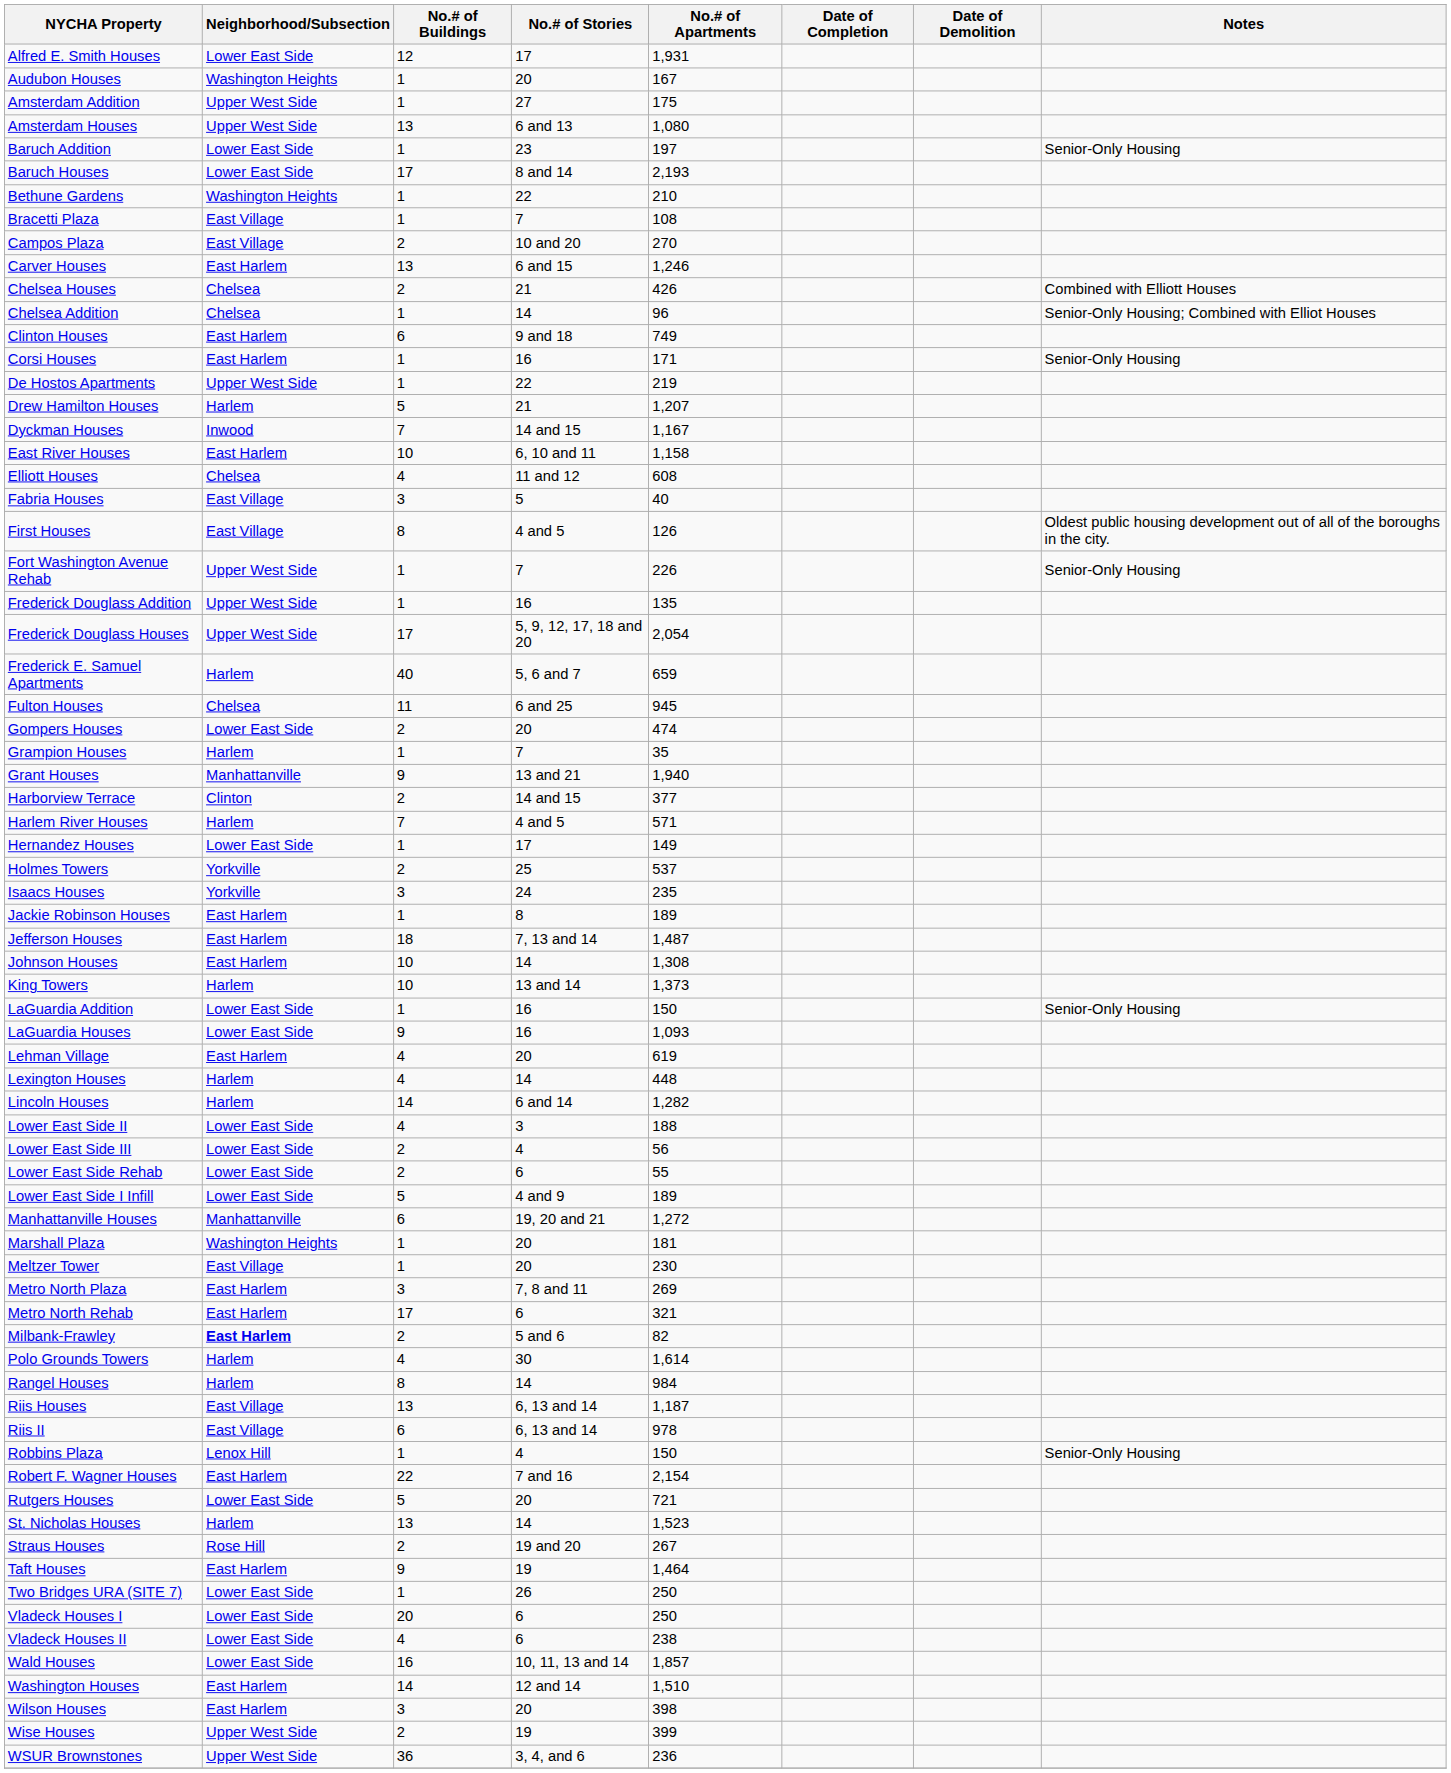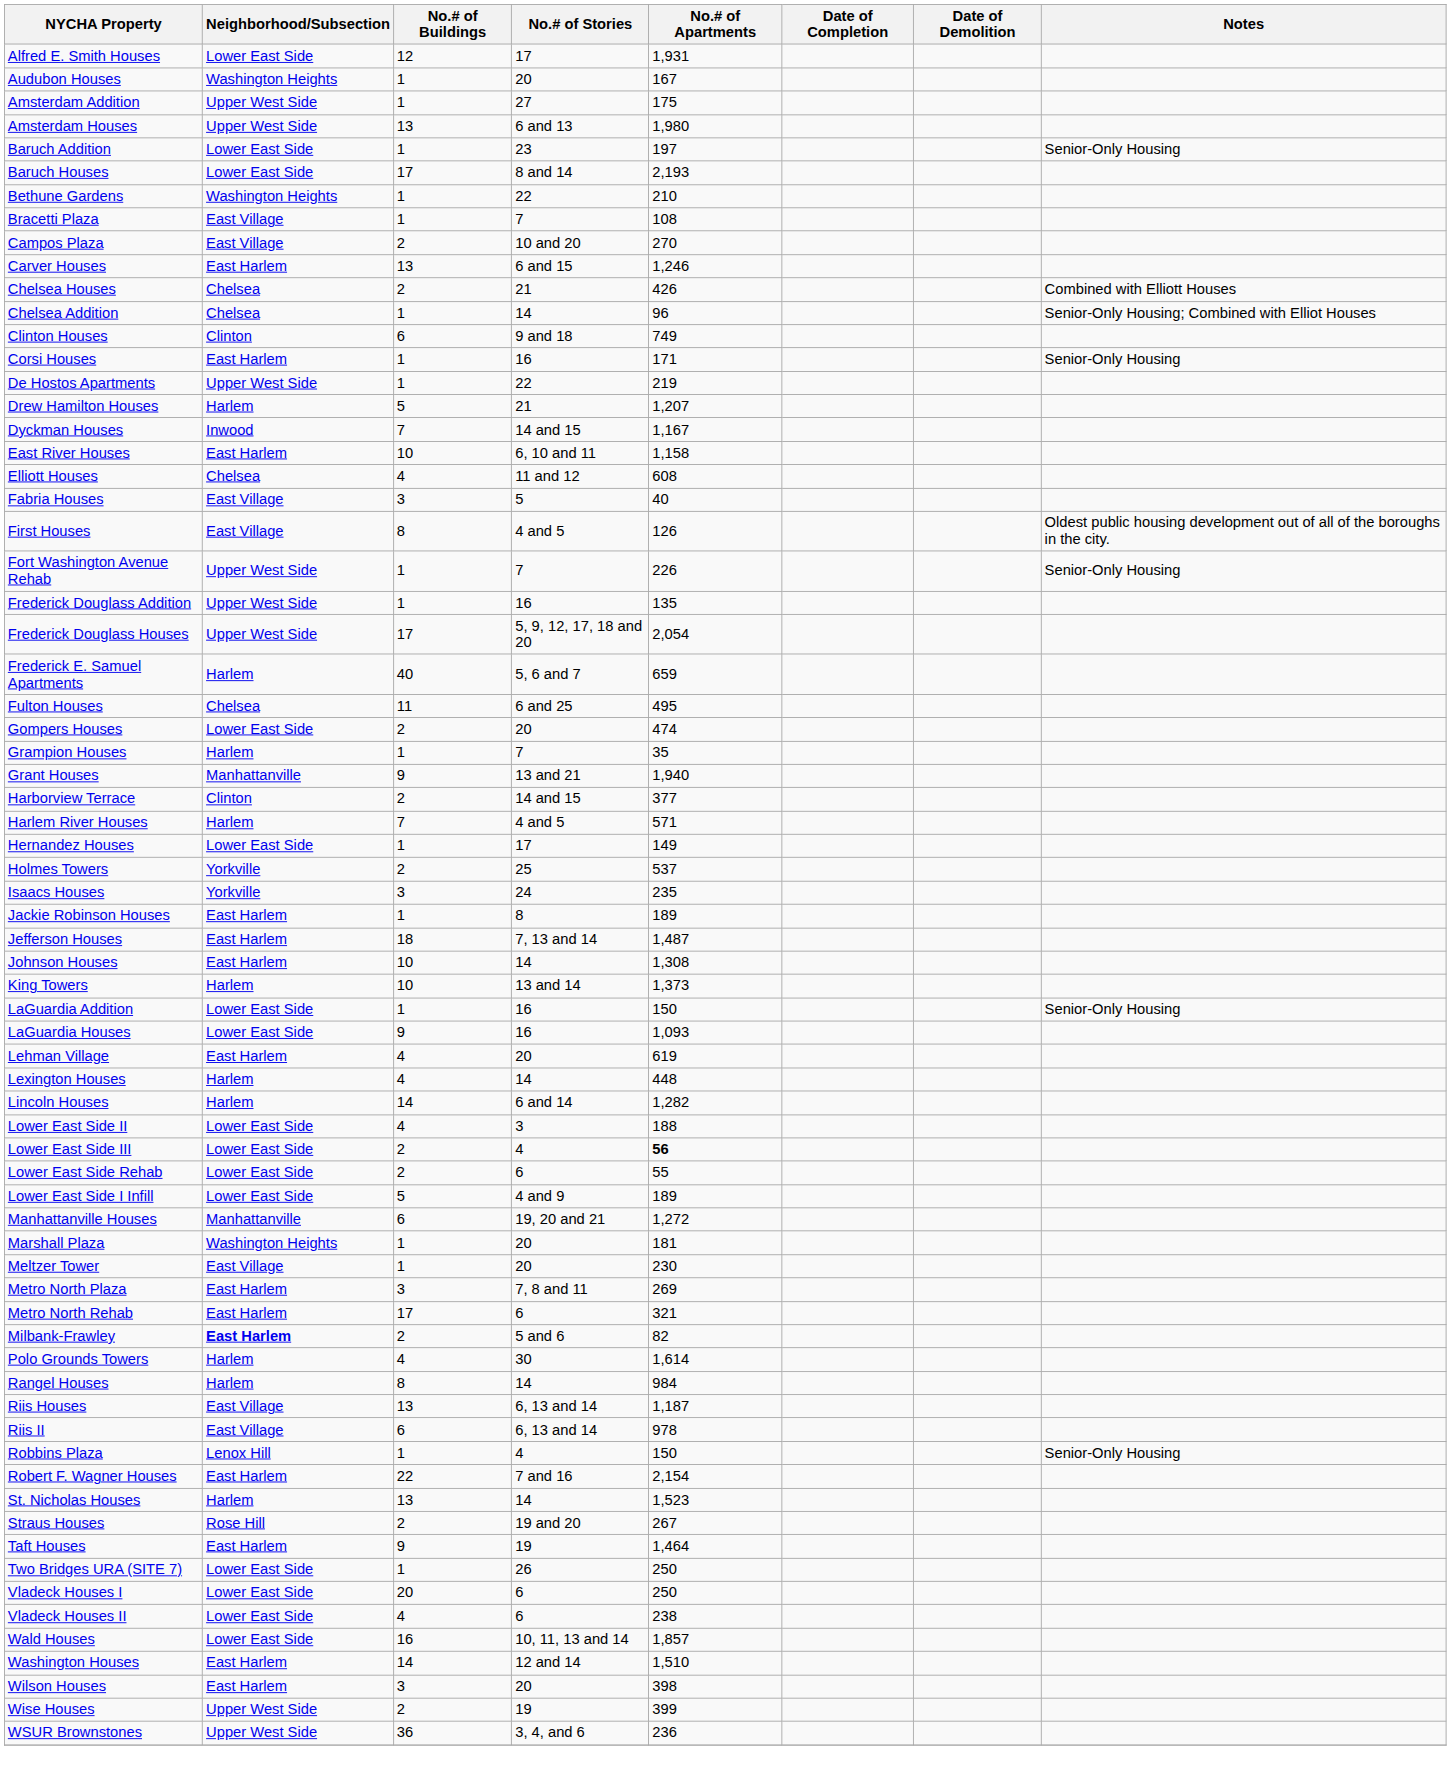(671, 126) 1,080 -> (671, 126) 1,980
(247, 336) East Harlem -> (229, 336) Clinton
(665, 705) 945 -> (665, 705) 495
(660, 1149) normal -> (660, 1149) bold
- row: (61, 1499)
